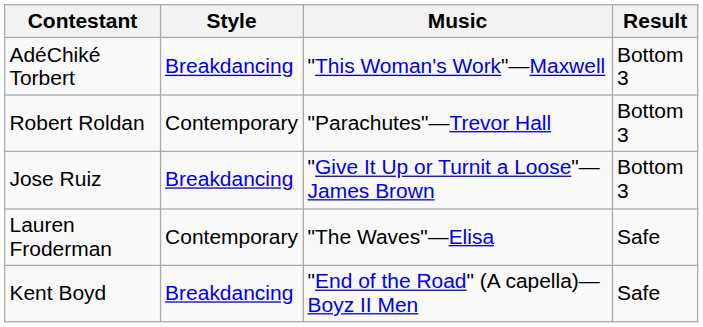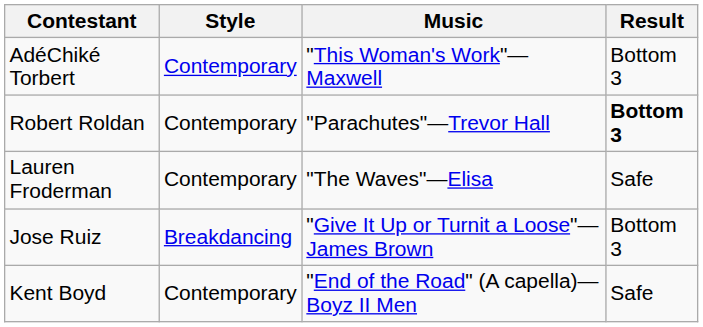(229, 66) Breakdancing -> (230, 66) Contemporary
(650, 122) normal -> (647, 122) bold
rows swapped: (61, 236) <-> (55, 179)
(229, 293) Breakdancing -> (230, 293) Contemporary
